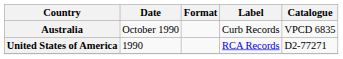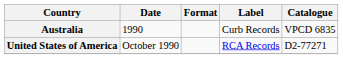(151, 29) October 1990 -> (133, 29) 1990
(133, 45) 1990 -> (151, 45) October 1990
